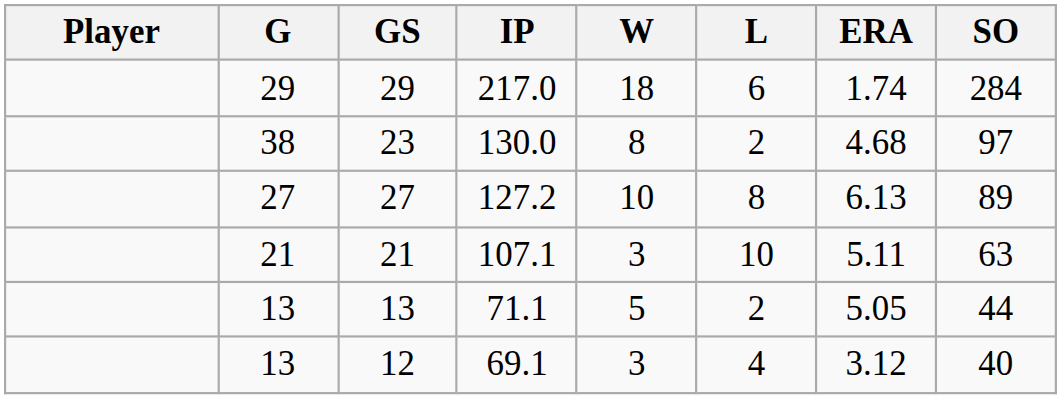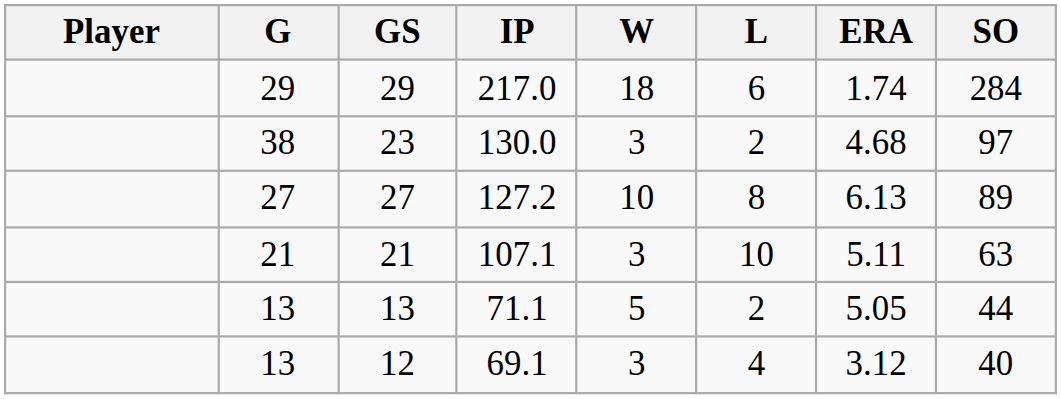(637, 142) 8 -> (637, 142) 3
